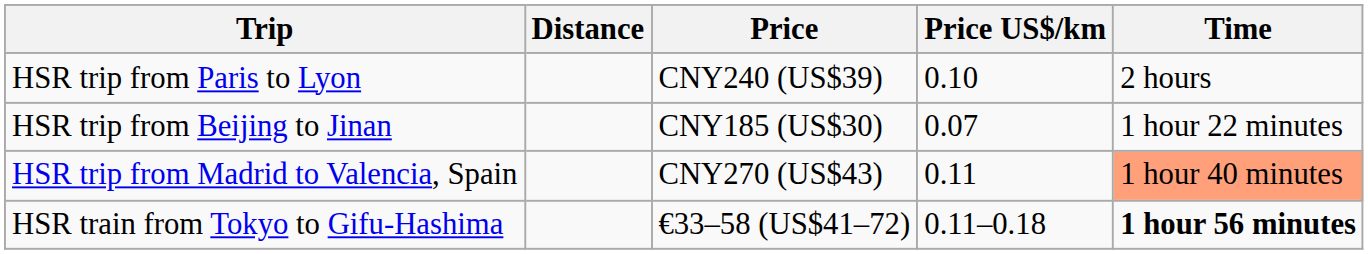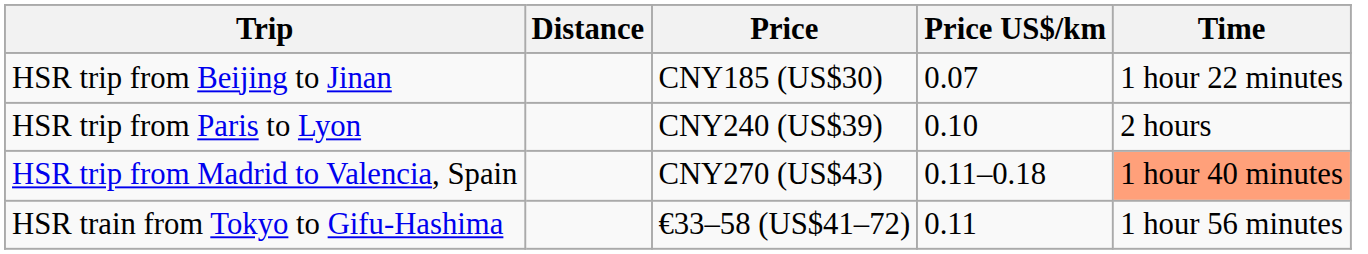rows swapped: (202, 126) <-> (187, 77)
(951, 175) 0.11 -> (985, 175) 0.11–0.18
(985, 223) 0.11–0.18 -> (951, 223) 0.11
(1238, 223) bold -> (1232, 223) normal
